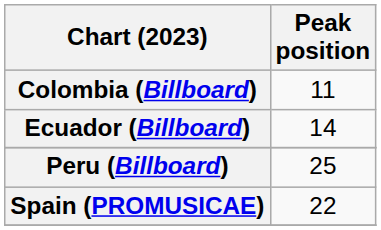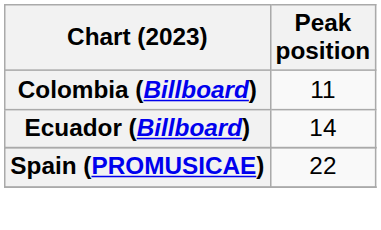- row: (137, 166)
